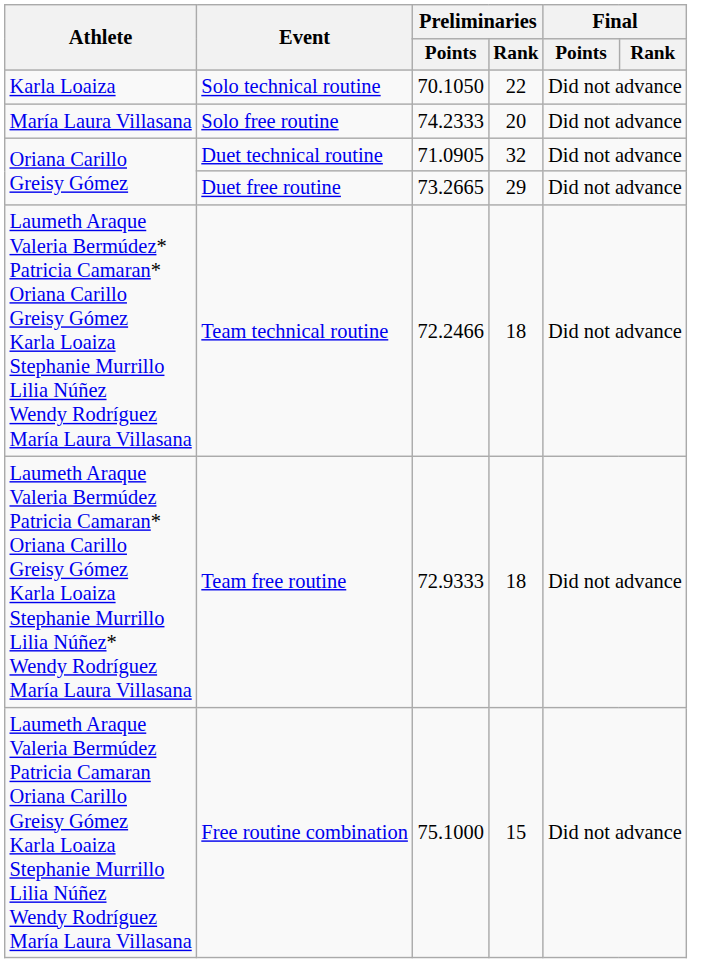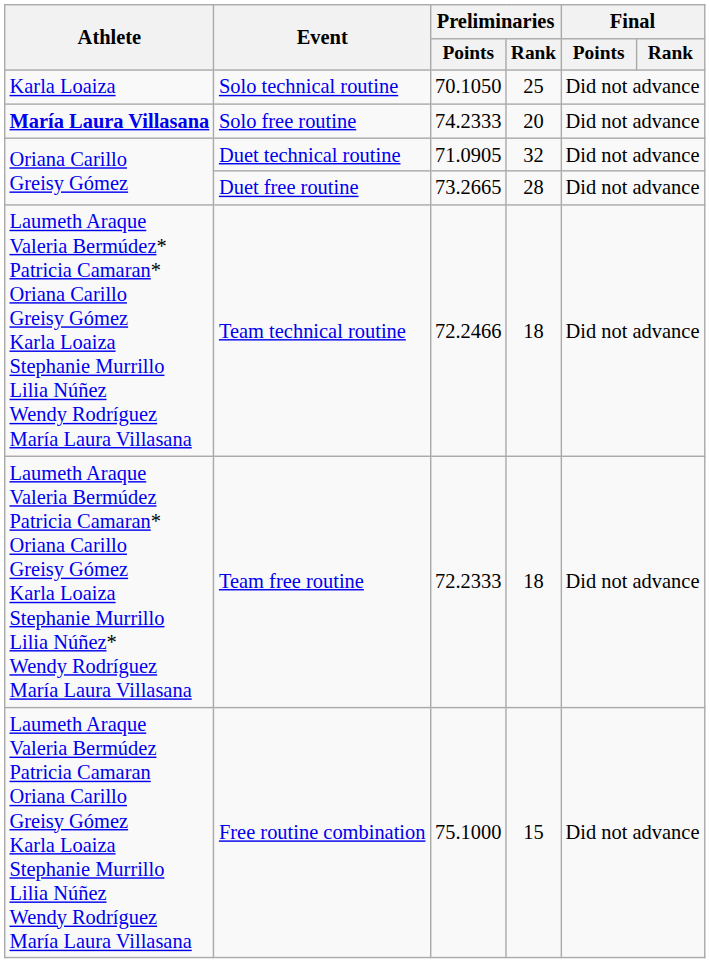(516, 87) 22 -> (534, 87) 25
(101, 121) normal -> (109, 121) bold
(516, 188) 29 -> (534, 188) 28
(451, 581) 72.9333 -> (468, 581) 72.2333
